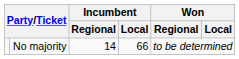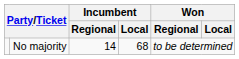(142, 46) 66 -> (142, 46) 68
